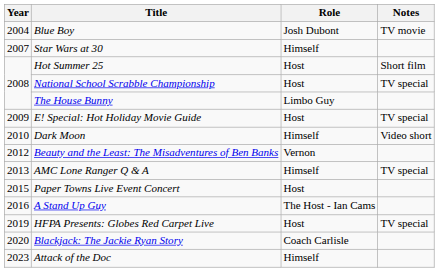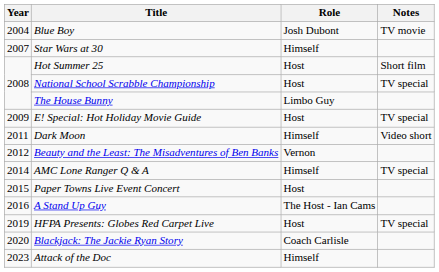(18, 135) 2010 -> (18, 135) 2011
(18, 170) 2013 -> (18, 170) 2014
